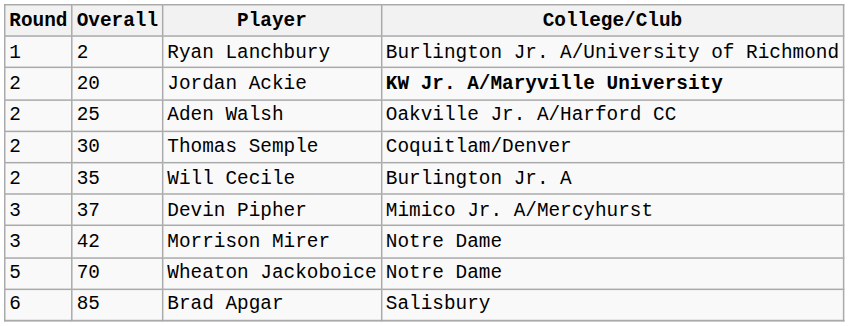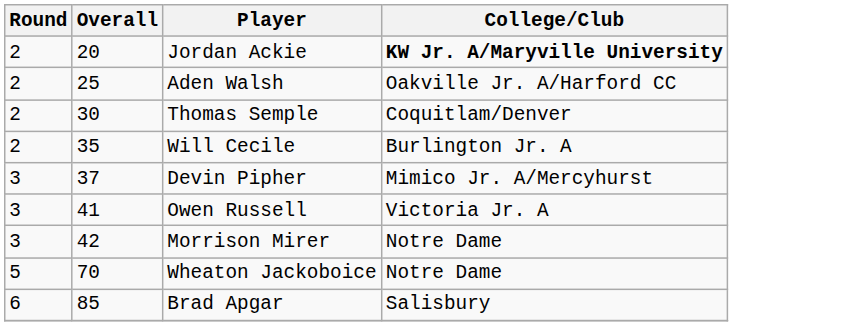- row: (249, 52)
+ row: (237, 210)
